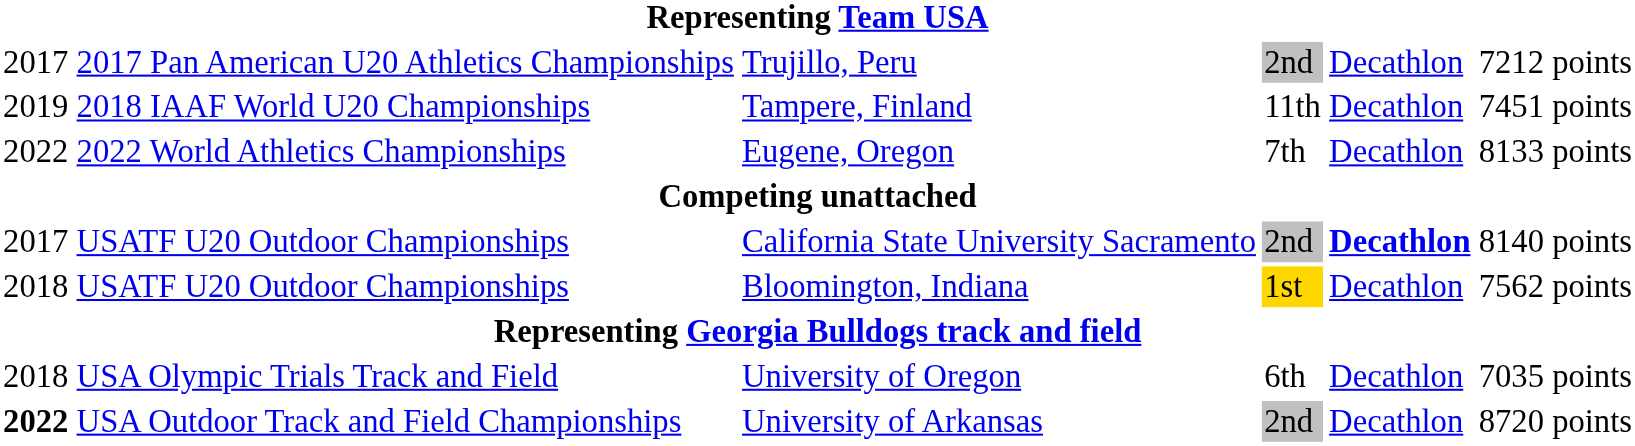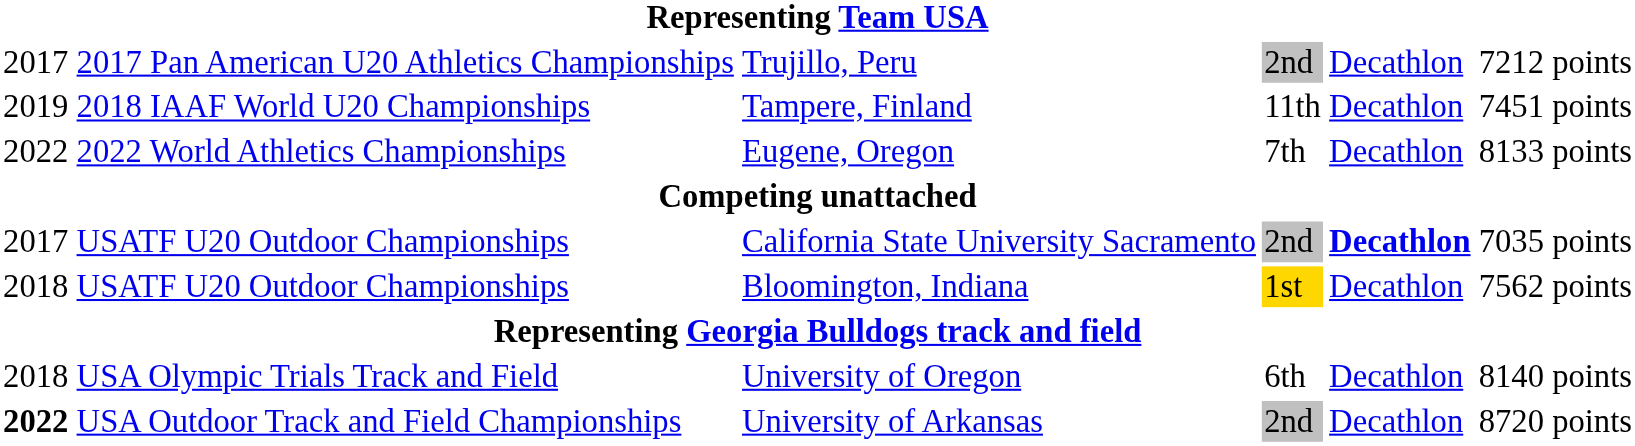(1555, 241) 8140 points -> (1555, 241) 7035 points
(1555, 376) 7035 points -> (1555, 376) 8140 points
